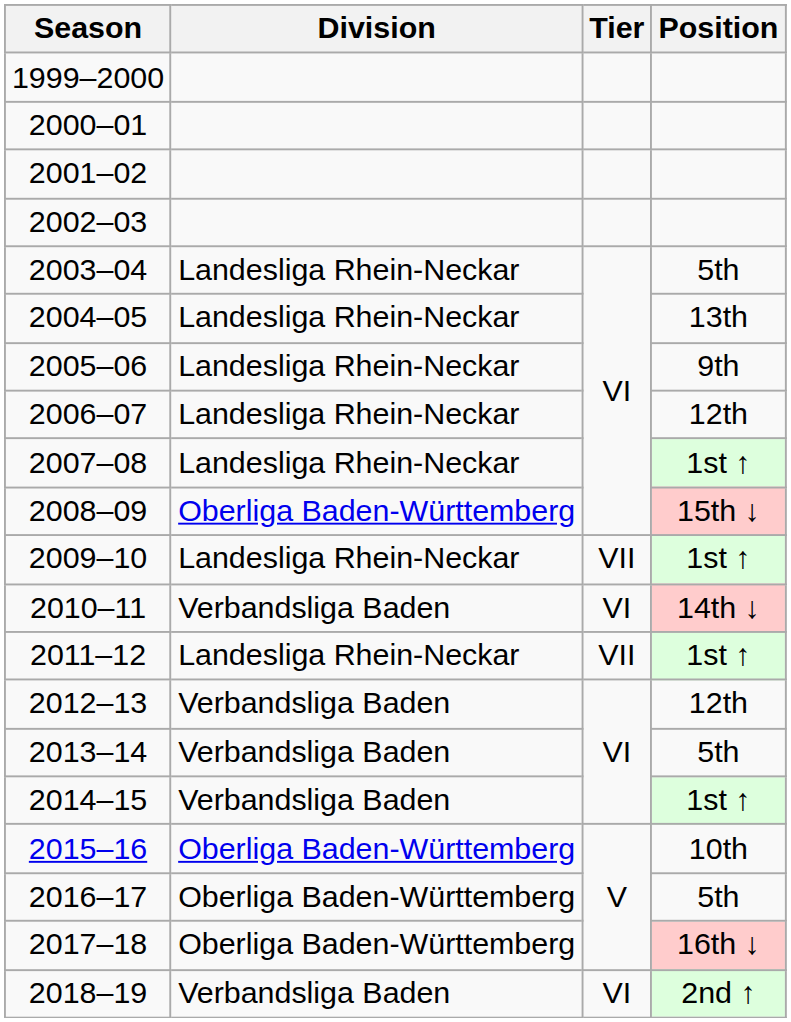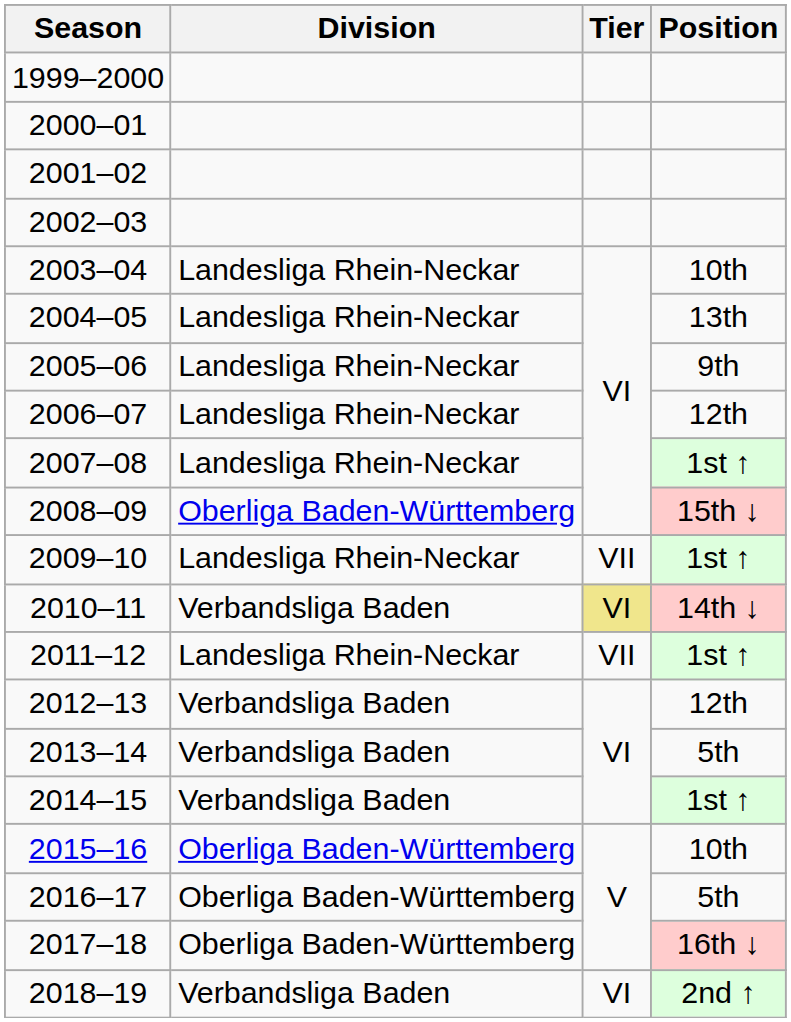(718, 269) 5th -> (718, 269) 10th
(617, 607) no background -> (617, 607) khaki background
